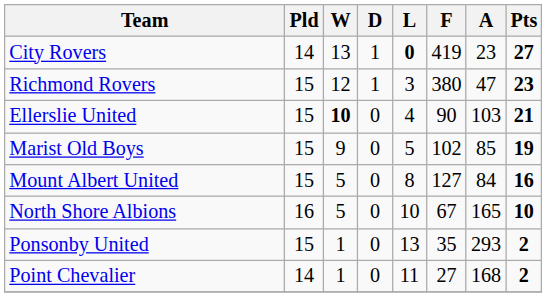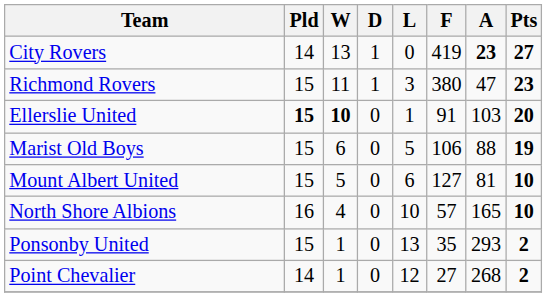(409, 52) bold -> (409, 52) normal
(486, 52) normal -> (486, 52) bold
(340, 84) 12 -> (340, 84) 11
(304, 116) normal -> (304, 116) bold
(409, 116) 4 -> (409, 116) 1
(446, 116) 90 -> (446, 116) 91
(524, 116) 21 -> (524, 116) 20
(340, 148) 9 -> (340, 148) 6
(446, 148) 102 -> (446, 148) 106
(486, 148) 85 -> (486, 148) 88
(409, 180) 8 -> (409, 180) 6
(486, 180) 84 -> (486, 180) 81
(524, 180) 16 -> (524, 180) 10
(340, 212) 5 -> (340, 212) 4
(446, 212) 67 -> (446, 212) 57
(409, 276) 11 -> (409, 276) 12
(486, 276) 168 -> (486, 276) 268
